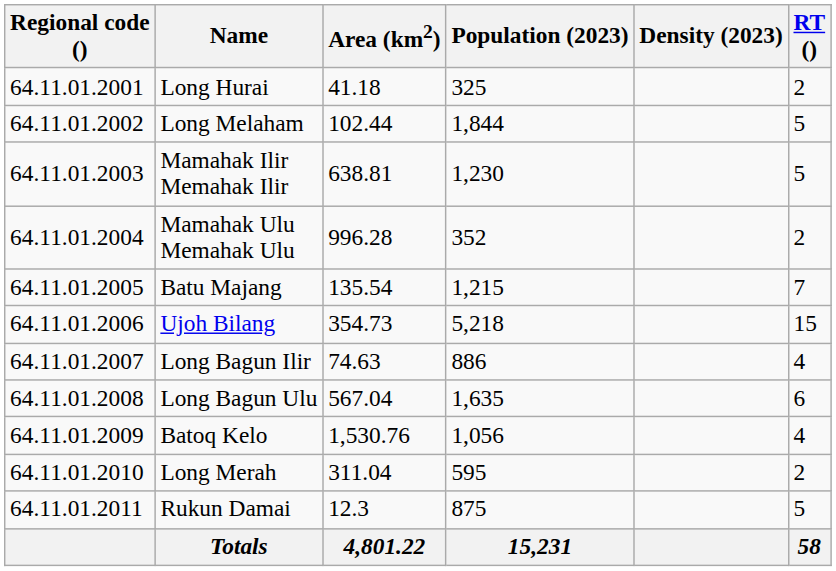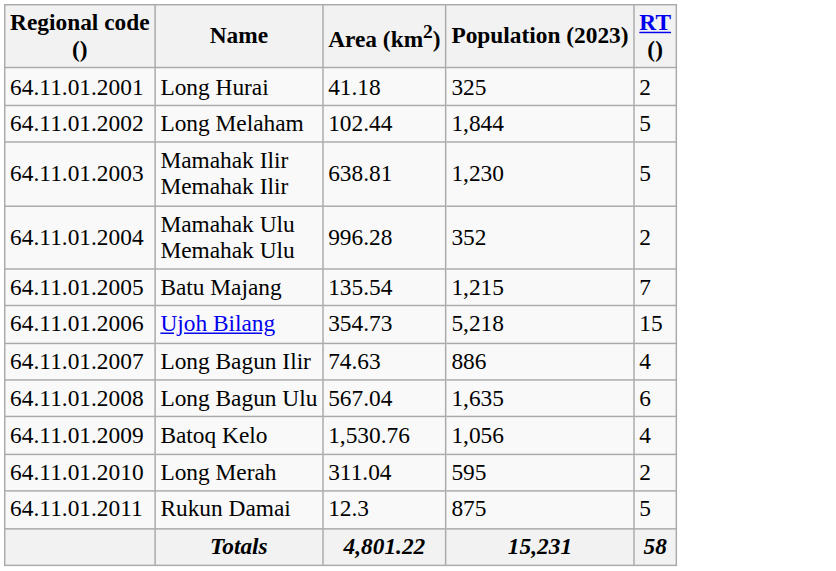- column: (711, 36)
